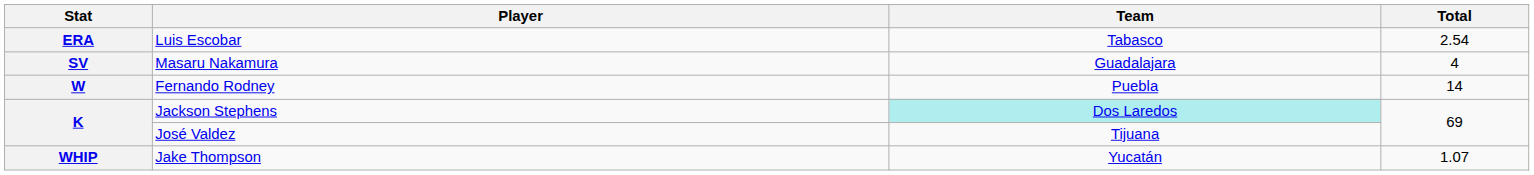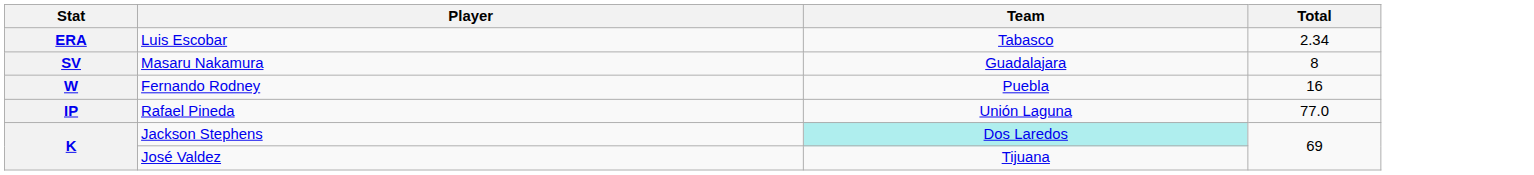(1455, 39) 2.54 -> (1314, 39) 2.34
(1455, 63) 4 -> (1314, 63) 8
(1455, 87) 14 -> (1314, 87) 16
+ row: (188, 110)
- row: (208, 157)
